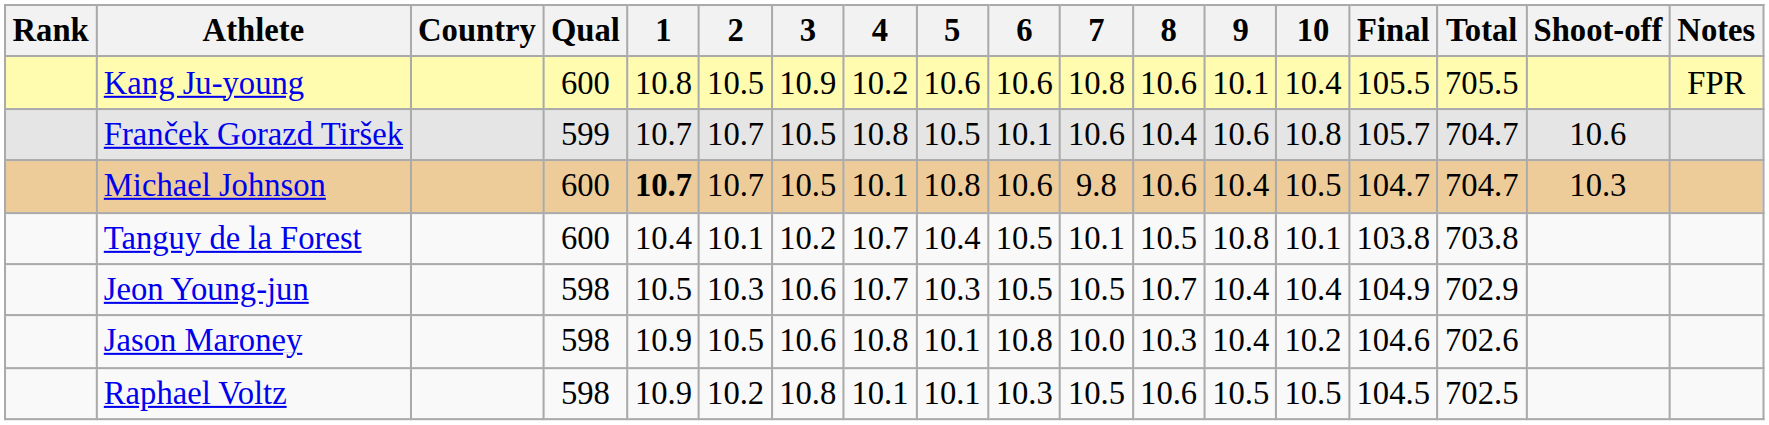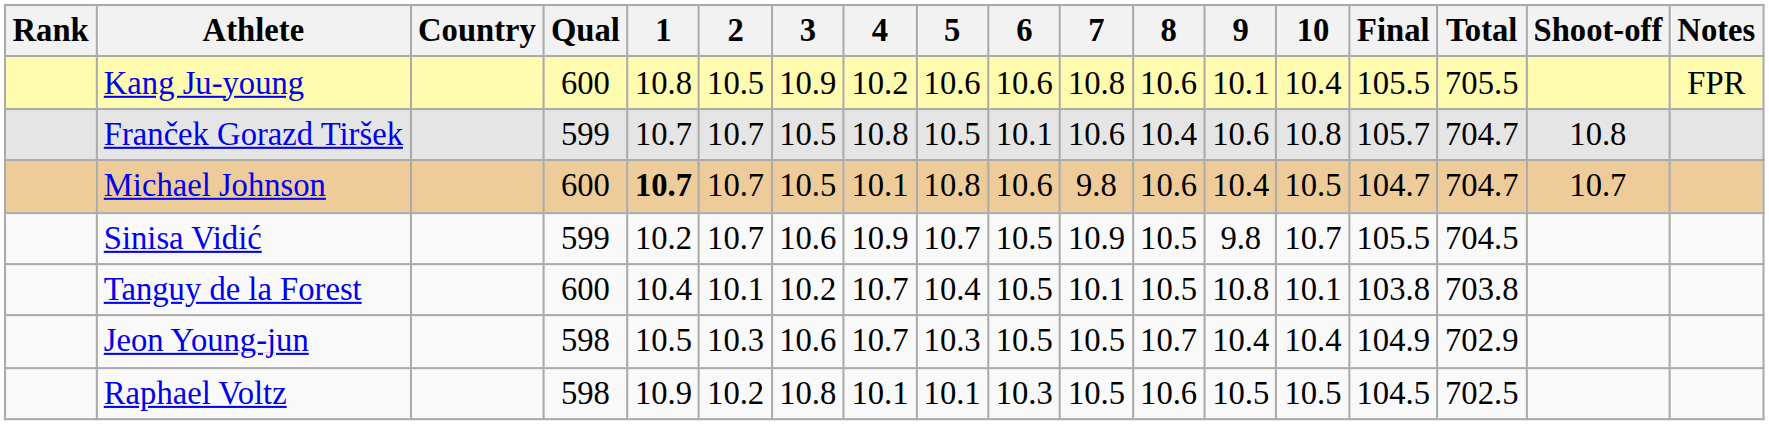(1598, 133) 10.6 -> (1598, 133) 10.8
(1598, 185) 10.3 -> (1598, 185) 10.7
+ row: (183, 237)
- row: (203, 340)
